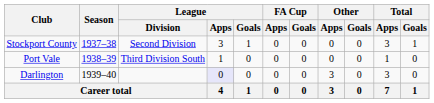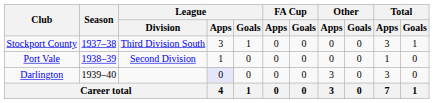(163, 43) Second Division -> (163, 43) Third Division South
(163, 59) Third Division South -> (163, 59) Second Division
